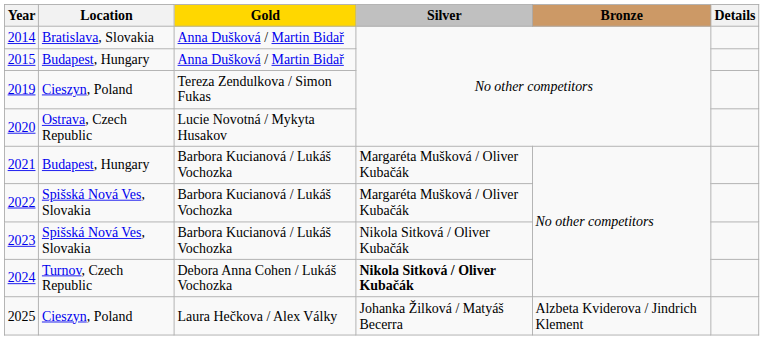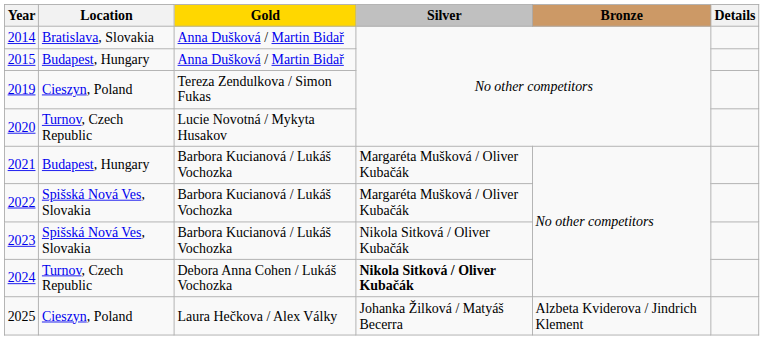(84, 127) Ostrava, Czech Republic -> (83, 127) Turnov, Czech Republic
